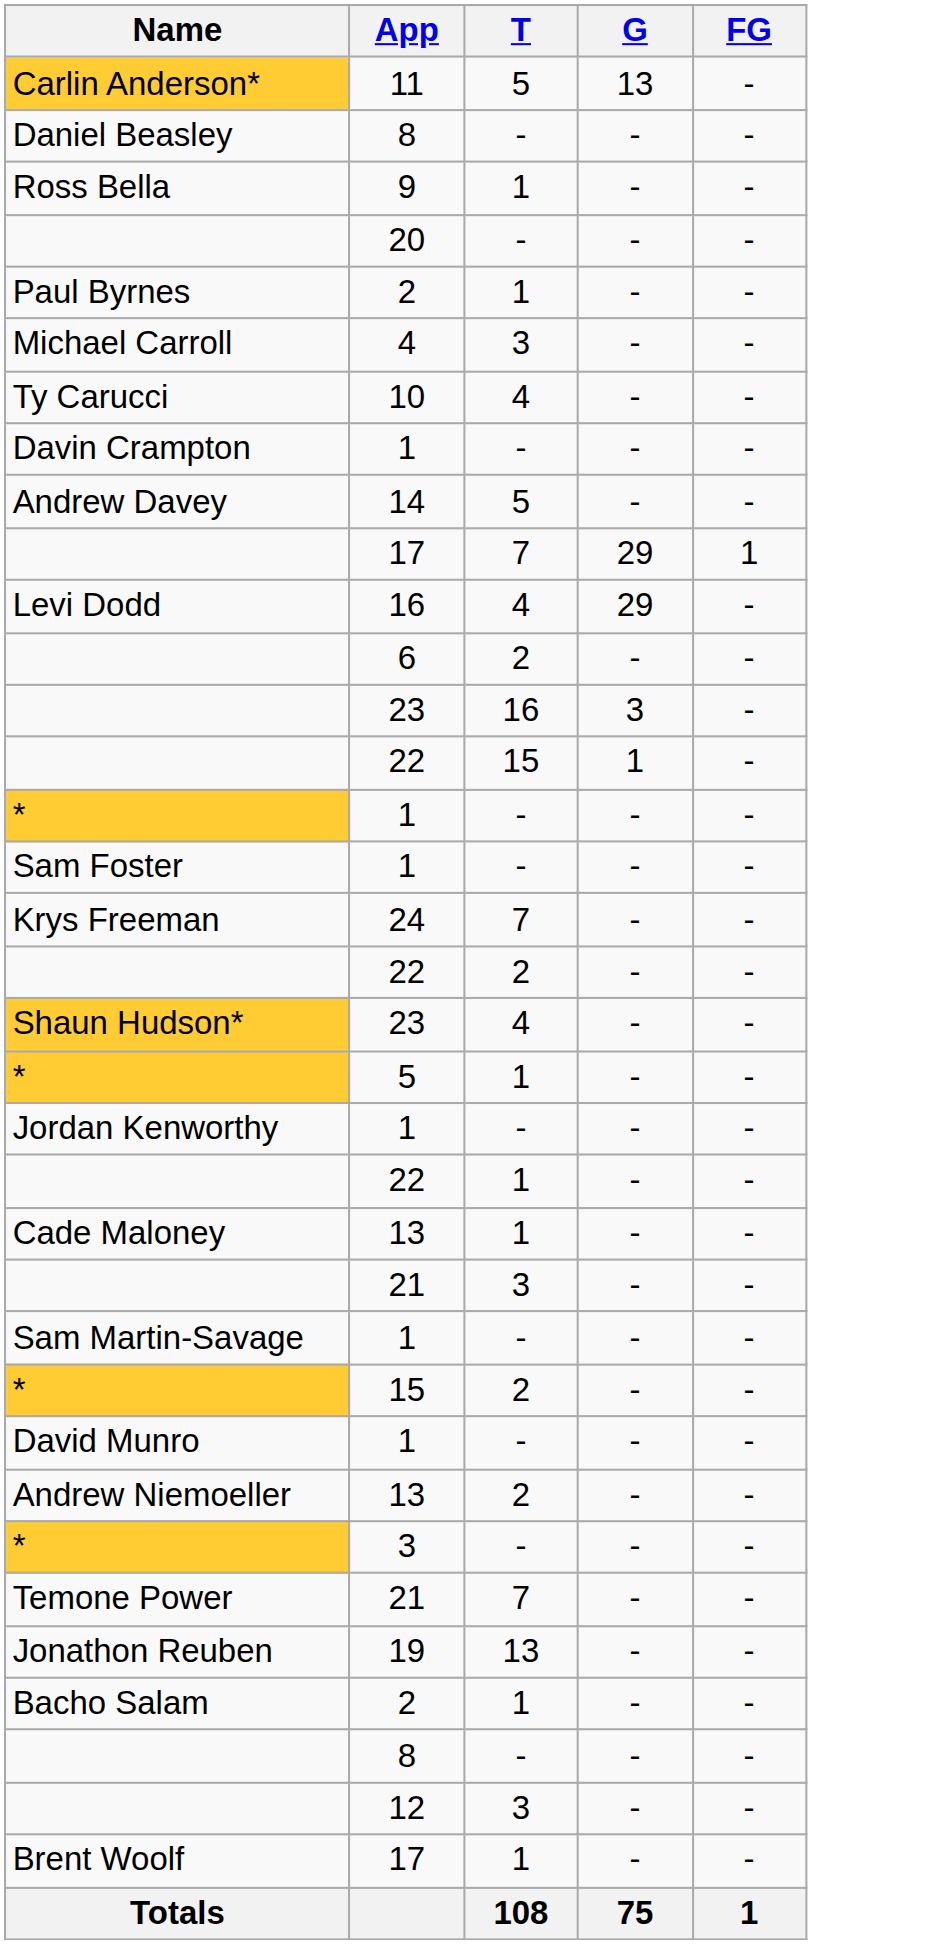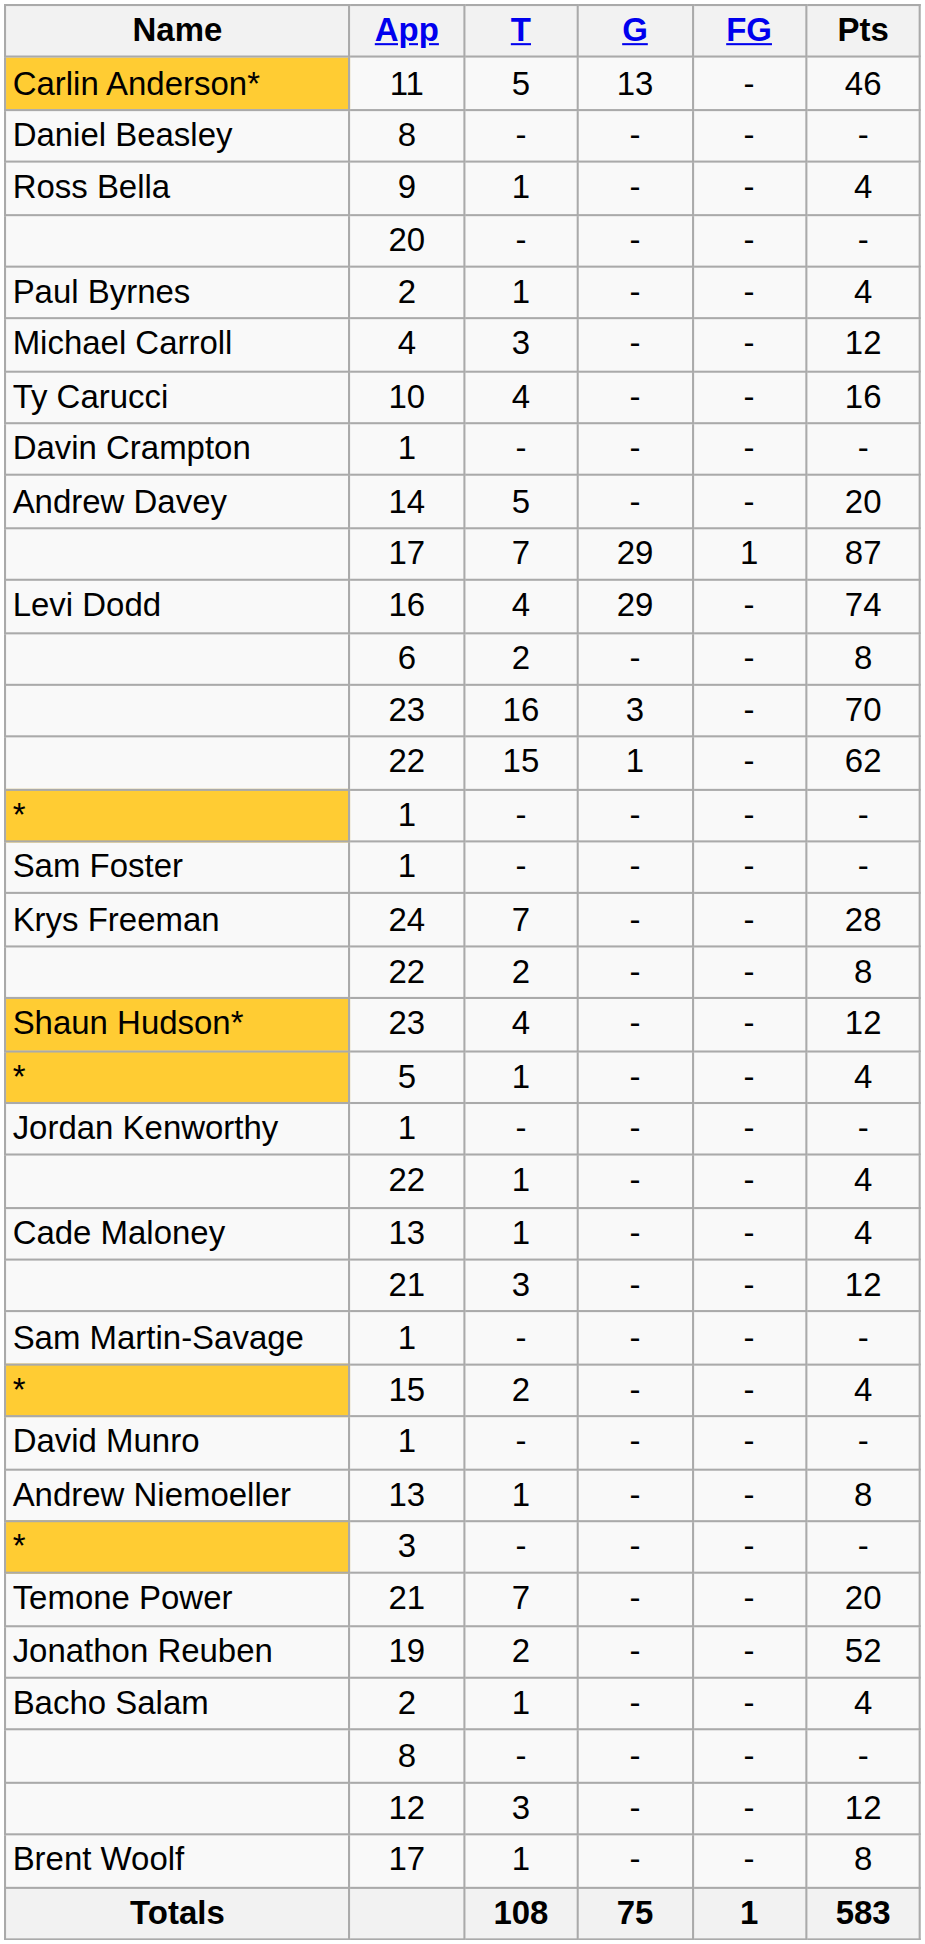+ column: (863, 30)
(521, 1494) 2 -> (521, 1494) 1
(521, 1651) 13 -> (521, 1651) 2
